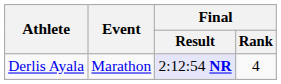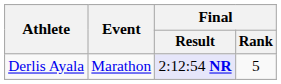(256, 67) 4 -> (256, 67) 5
